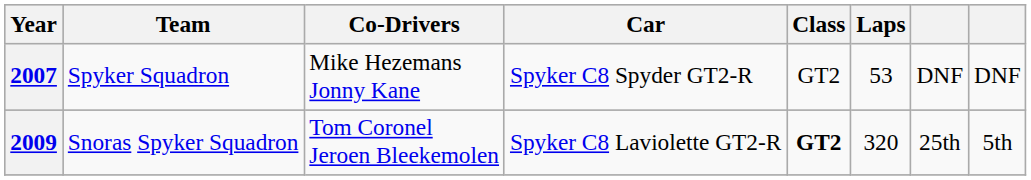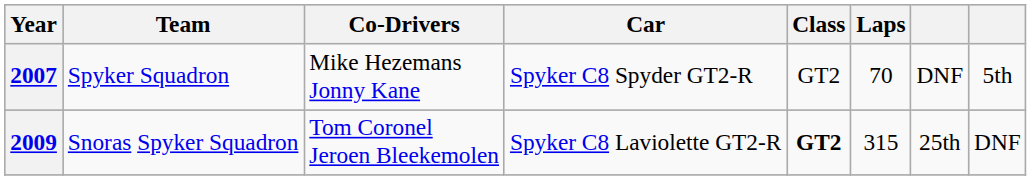(881, 76) 53 -> (881, 76) 70
(997, 76) DNF -> (997, 76) 5th
(881, 142) 320 -> (881, 142) 315
(997, 142) 5th -> (997, 142) DNF
